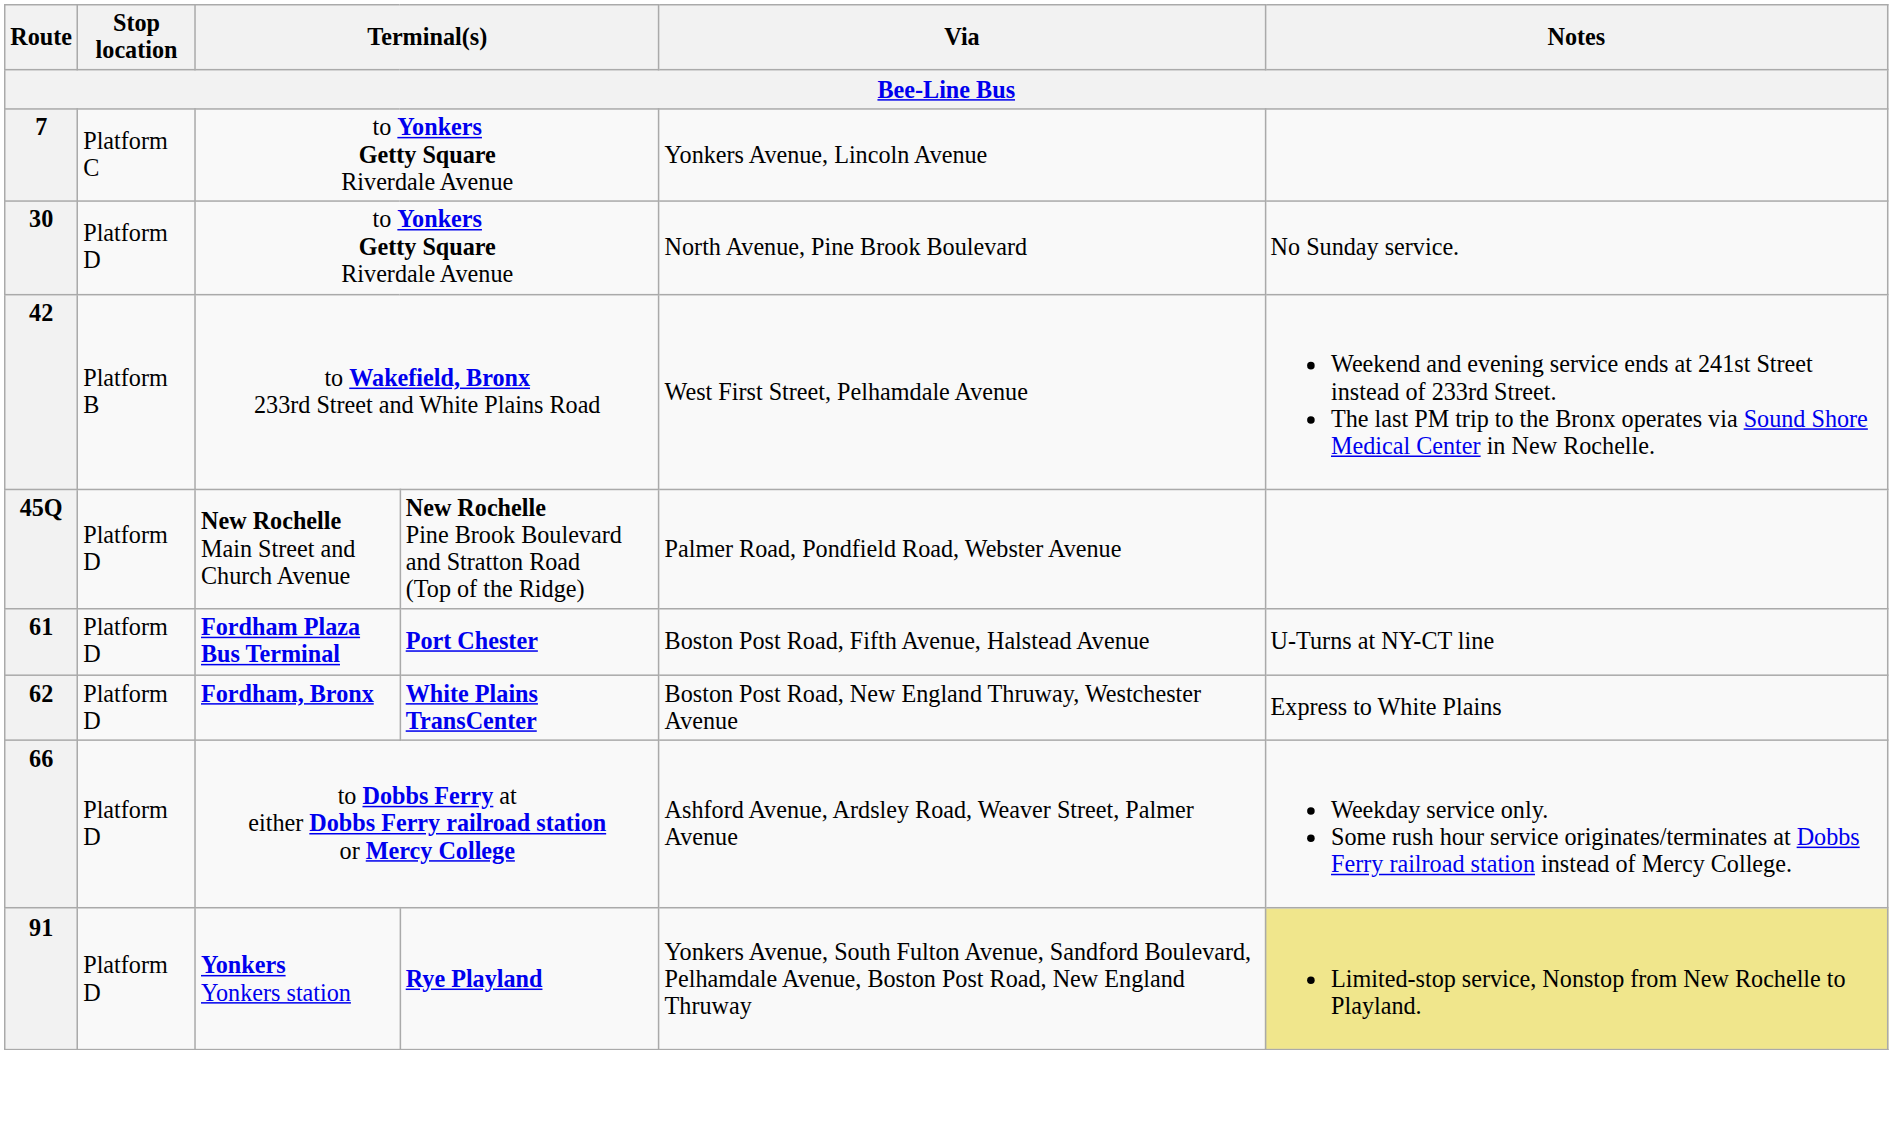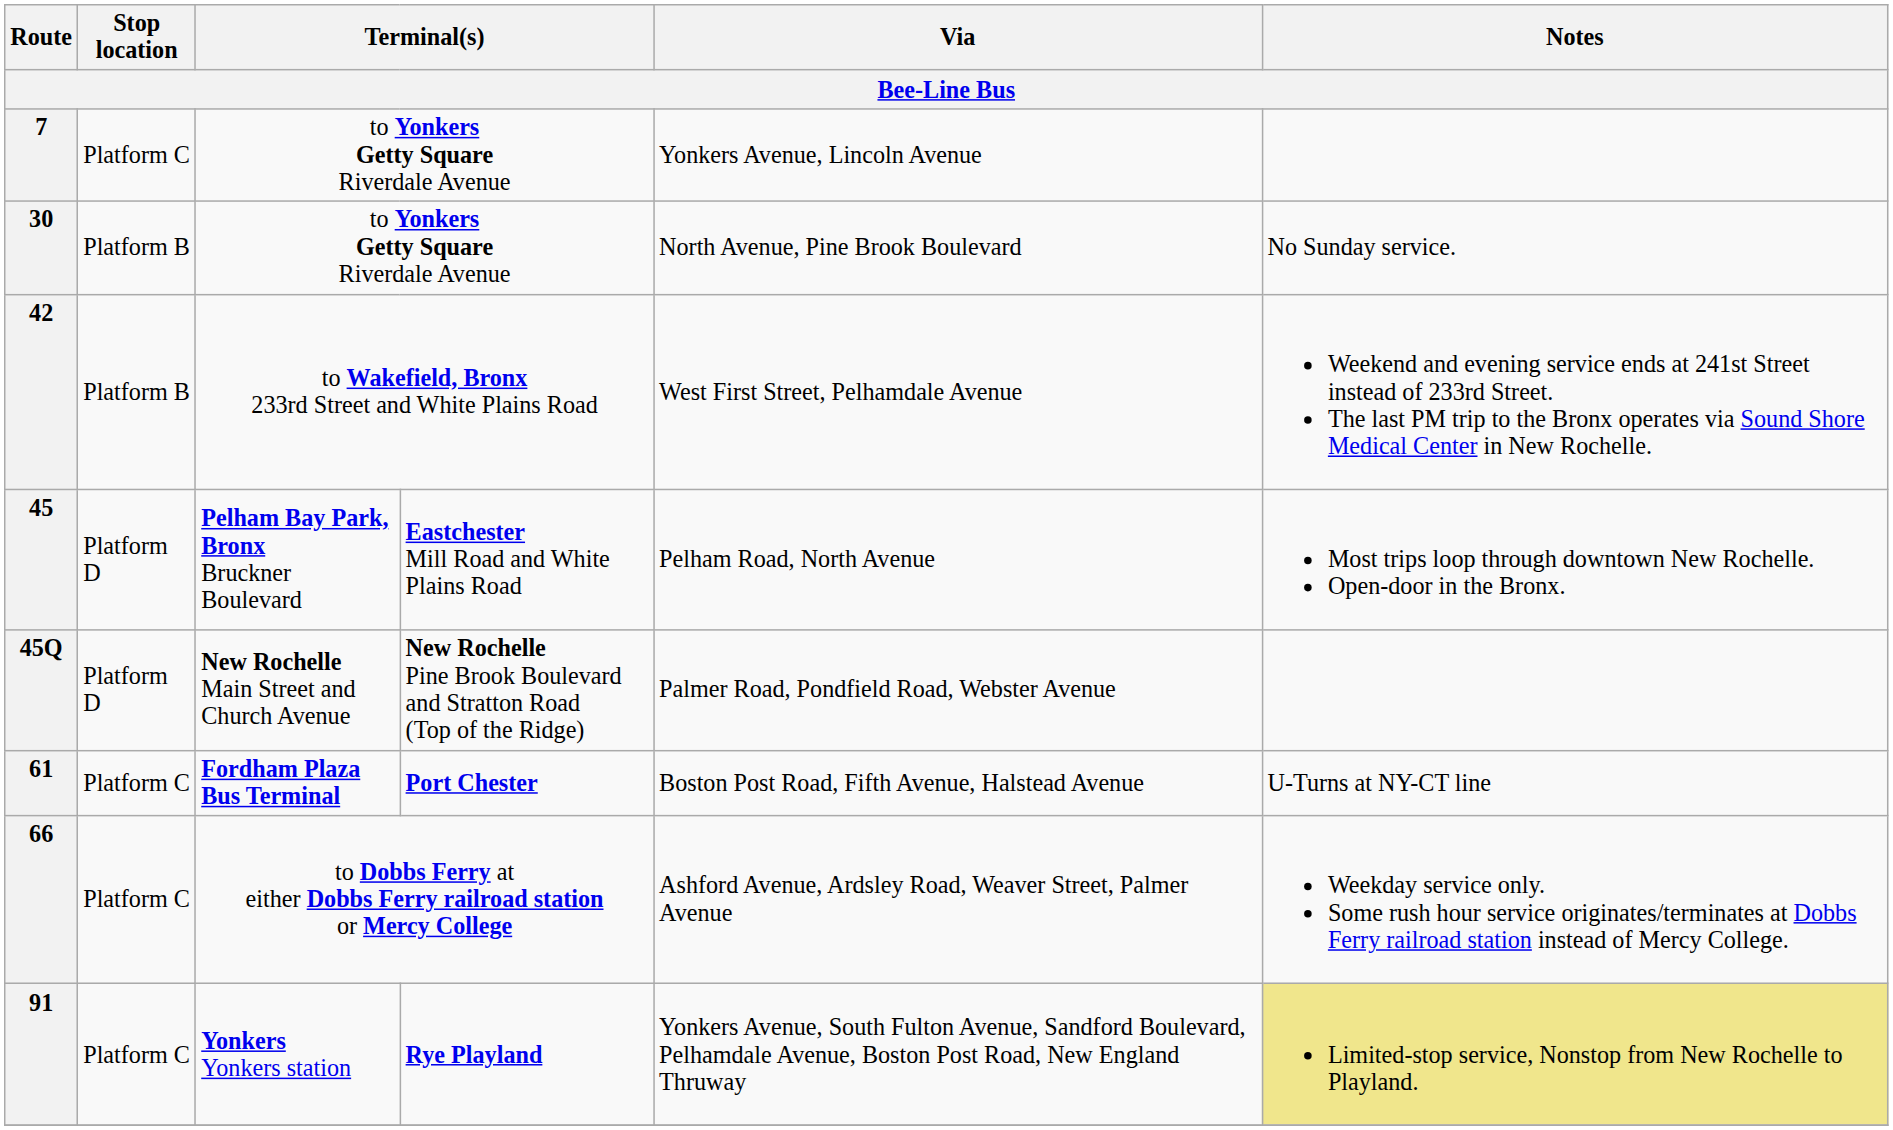(125, 247) Platform D -> (137, 247) Platform B
+ row: (41, 508)
(125, 641) Platform D -> (137, 782) Platform C
- row: (41, 694)
(125, 823) Platform D -> (137, 899) Platform C
(125, 978) Platform D -> (137, 1054) Platform C
